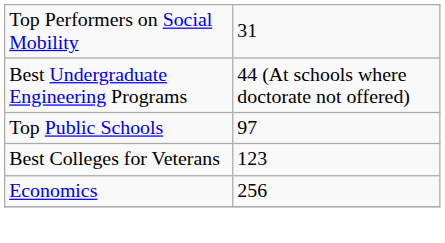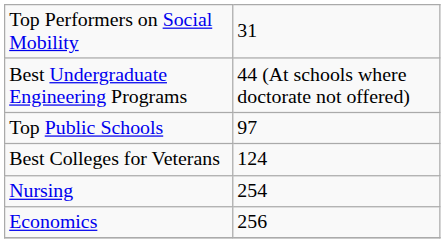(252, 159) 123 -> (252, 159) 124
+ row: (41, 190)
